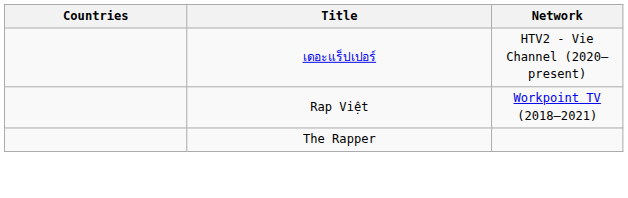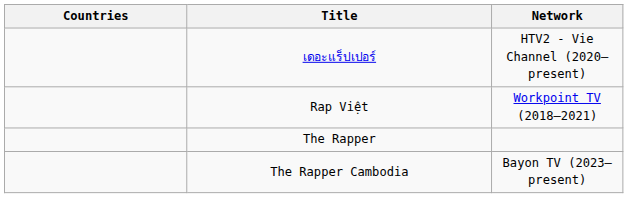+ row: (339, 172)
